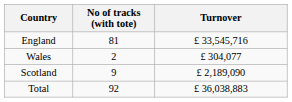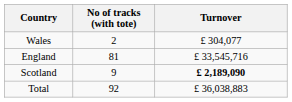rows swapped: (39, 40) <-> (39, 56)
(221, 72) normal -> (221, 72) bold
